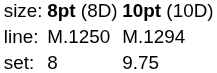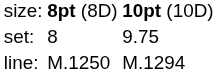rows swapped: (19, 62) <-> (21, 37)
